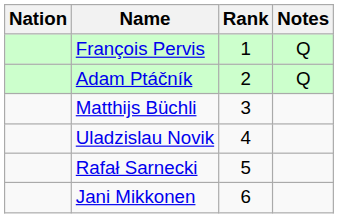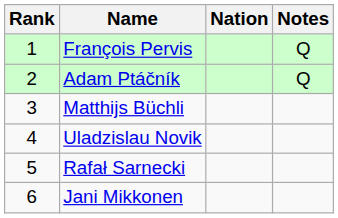columns swapped: (246, 19) <-> (38, 19)
